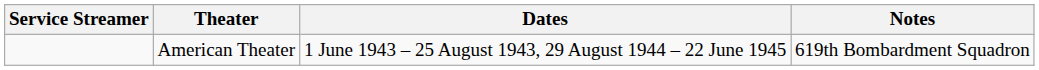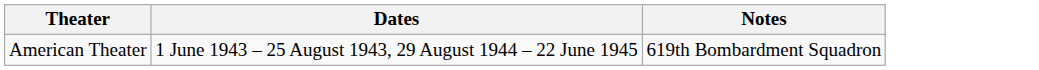- column: (79, 19)
